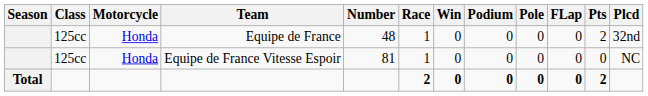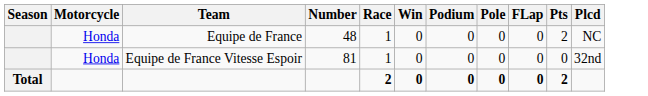- column: (70, 15)
(626, 36) 32nd -> (592, 36) NC
(631, 58) NC -> (588, 58) 32nd
